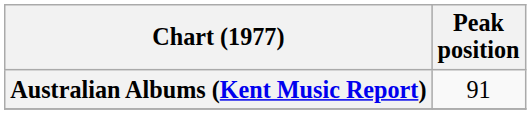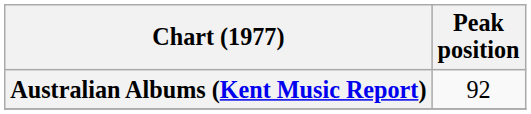(479, 89) 91 -> (479, 89) 92
